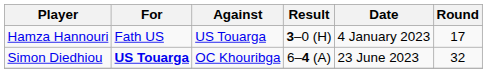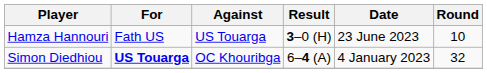(384, 36) 4 January 2023 -> (378, 36) 23 June 2023
(458, 36) 17 -> (458, 36) 10
(378, 57) 23 June 2023 -> (384, 57) 4 January 2023
